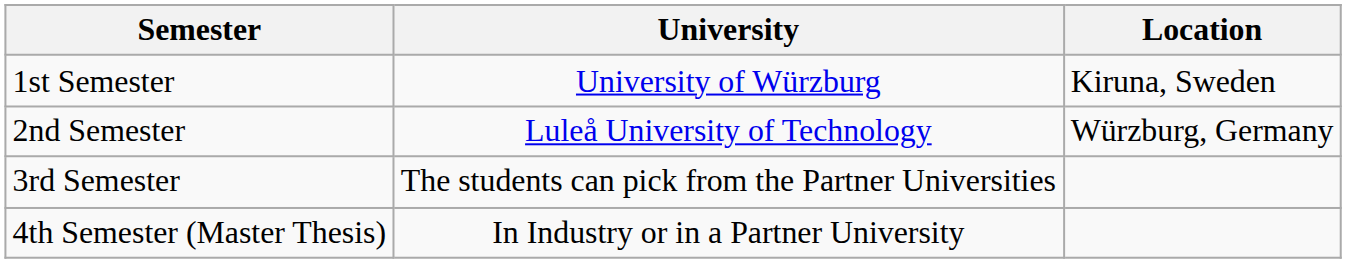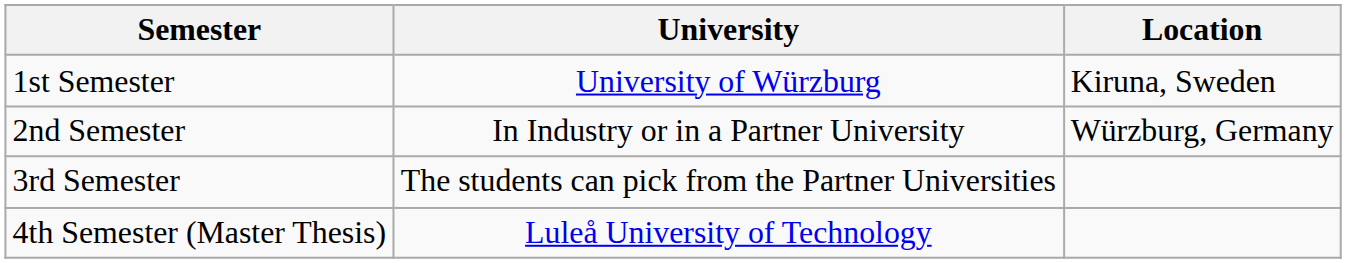(728, 130) Luleå University of Technology -> (728, 130) In Industry or in a Partner University
(728, 231) In Industry or in a Partner University -> (728, 231) Luleå University of Technology
